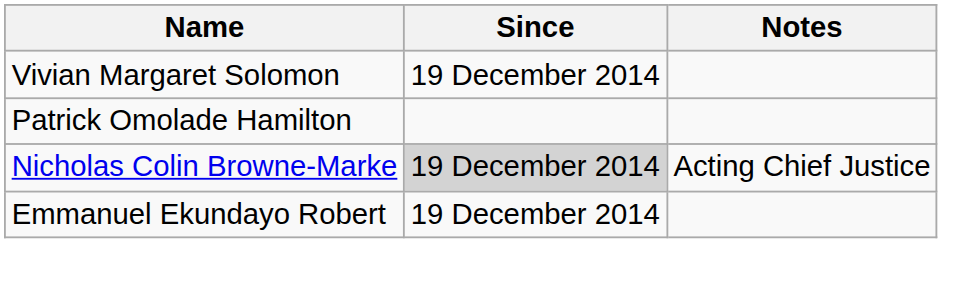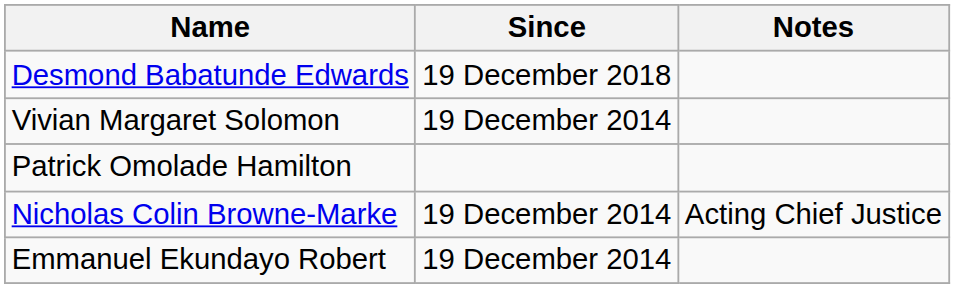+ row: (210, 74)
(535, 167) lightgrey background -> (547, 213) no background
